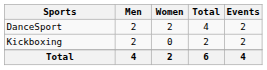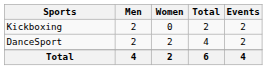rows swapped: (34, 42) <-> (34, 27)
